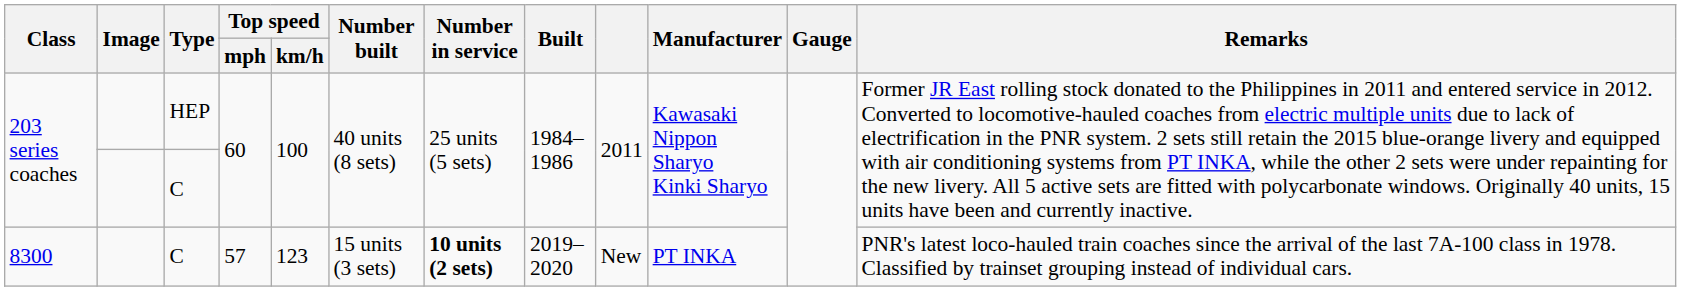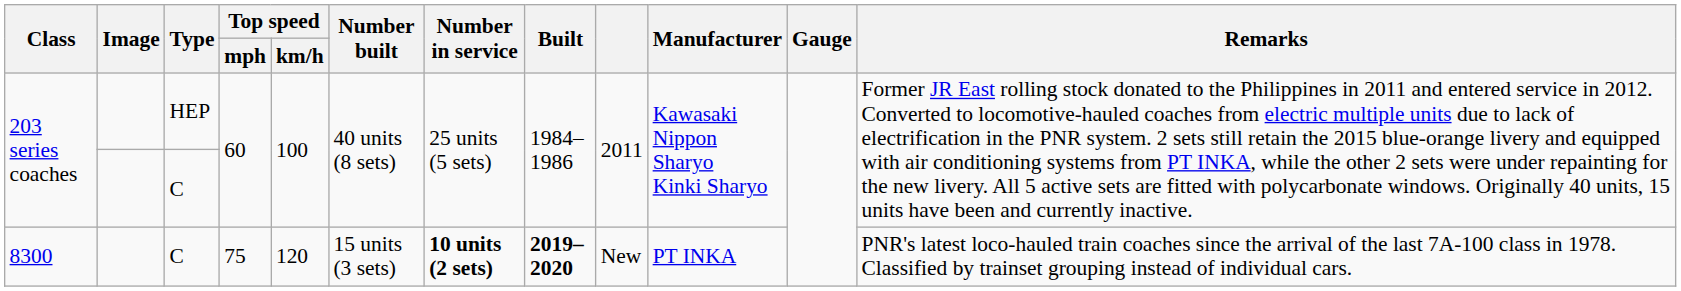(235, 256) 57 -> (235, 256) 75
(292, 256) 123 -> (292, 256) 120
(557, 256) normal -> (557, 256) bold
